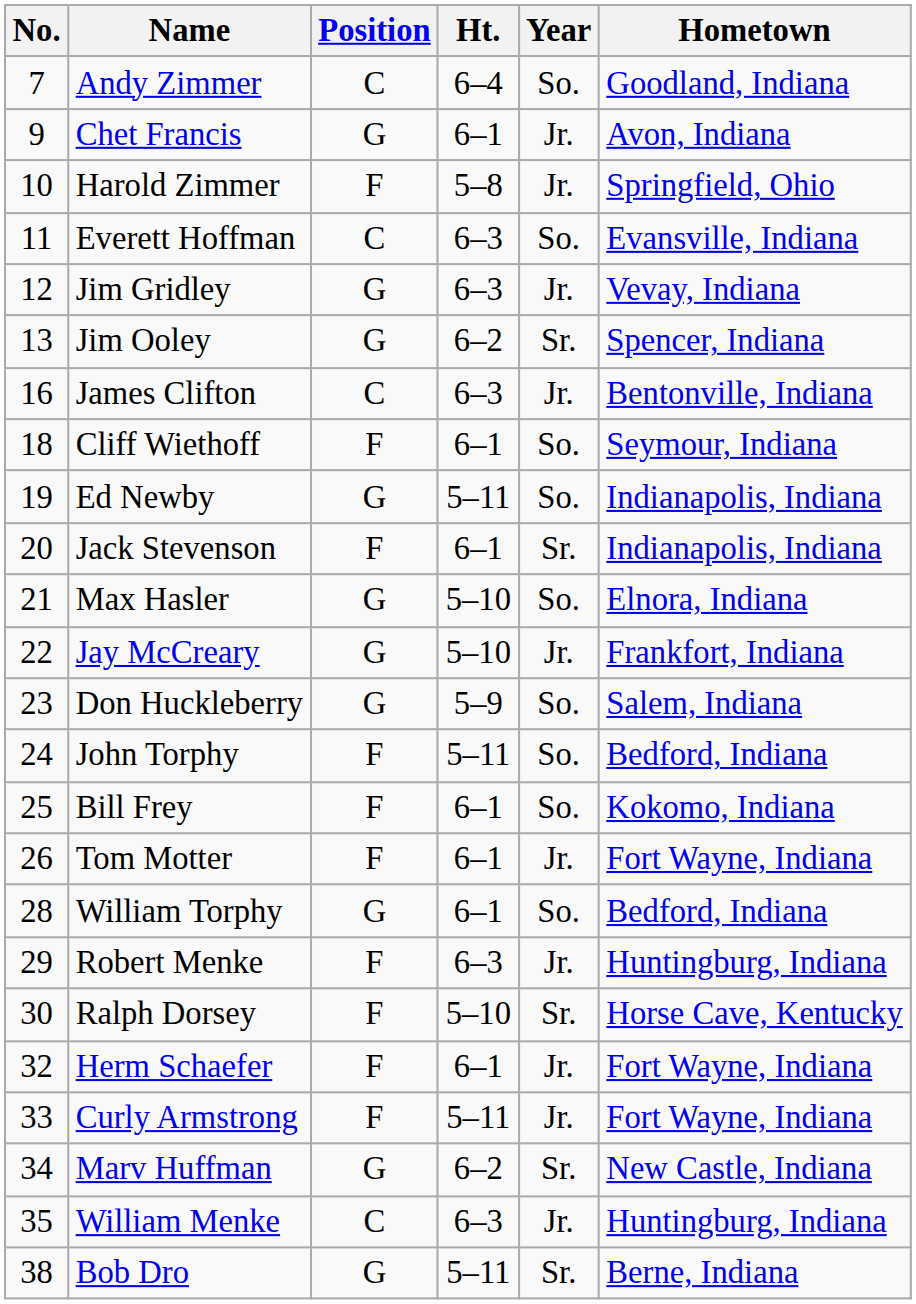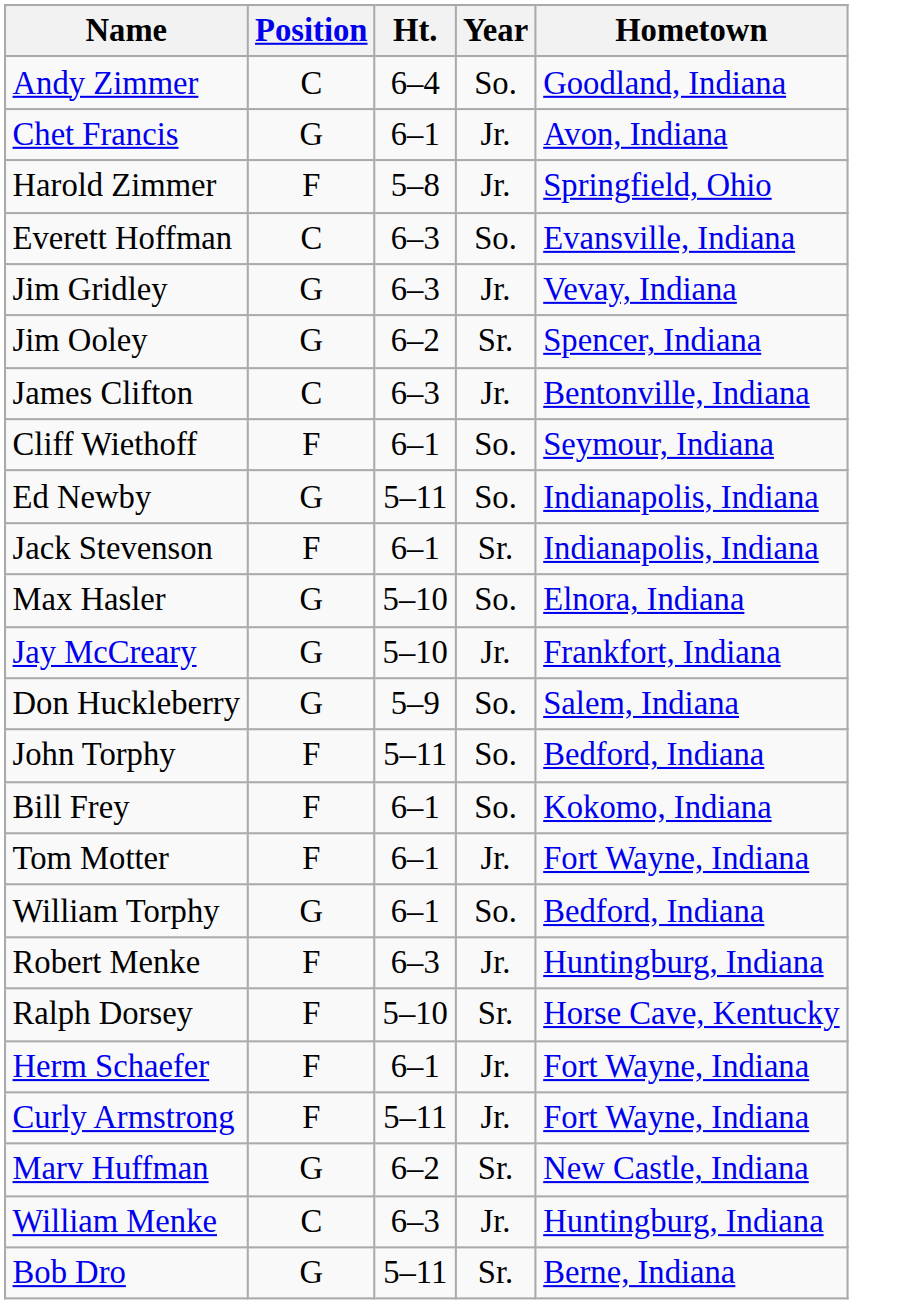- column: (37, 30)
